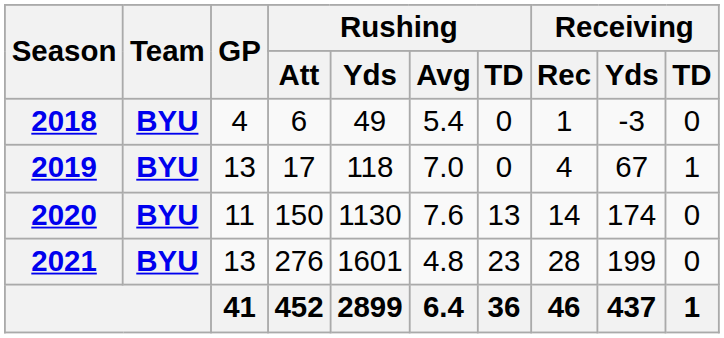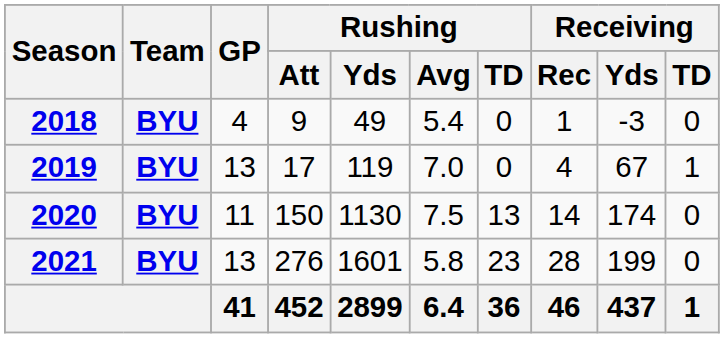(299, 121) 6 -> (299, 121) 9
(370, 167) 118 -> (370, 167) 119
(443, 214) 7.6 -> (443, 214) 7.5
(443, 261) 4.8 -> (443, 261) 5.8
